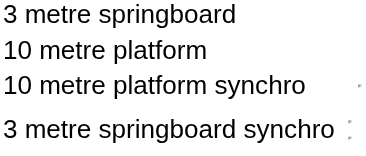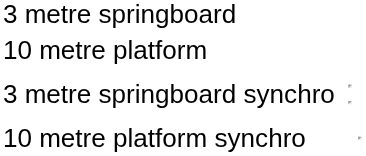rows swapped: (169, 129) <-> (154, 85)
